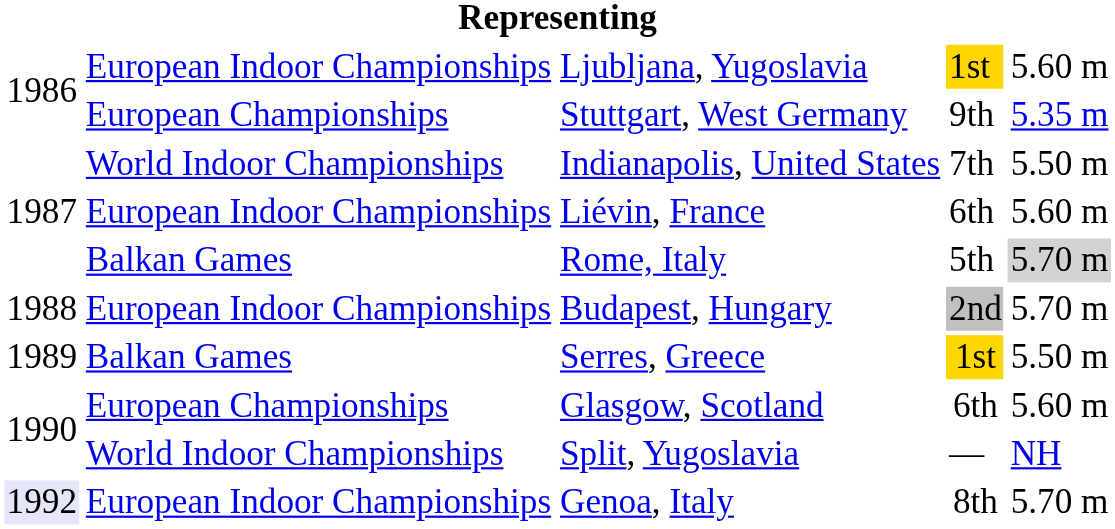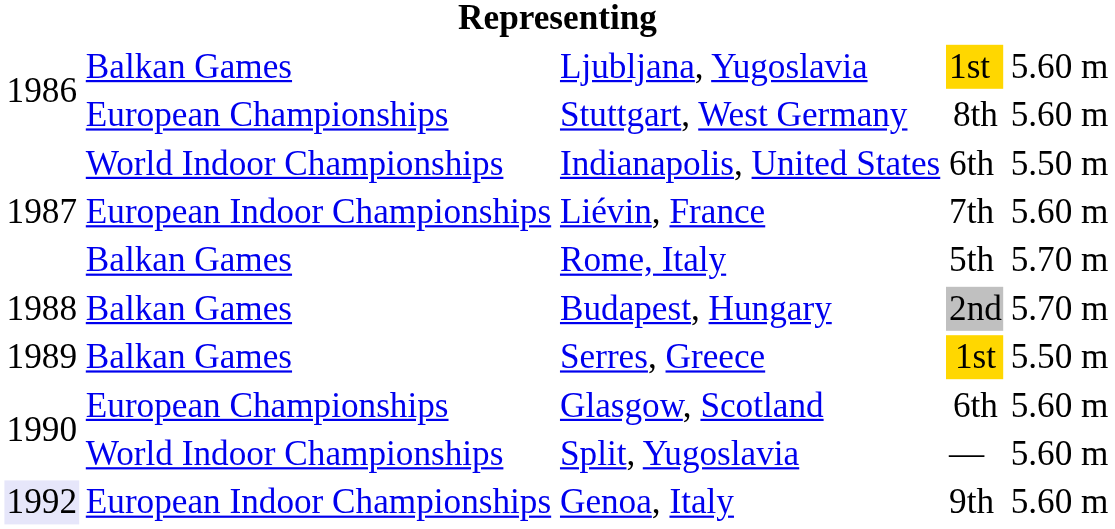(318, 66) European Indoor Championships -> (189, 66) Balkan Games
(972, 114) 9th -> (975, 114) 8th
(1060, 114) 5.35 m -> (1060, 114) 5.60 m
(972, 162) 7th -> (972, 162) 6th
(972, 211) 6th -> (972, 211) 7th
(1060, 259) lightgrey background -> (1060, 259) no background
(318, 308) European Indoor Championships -> (189, 308) Balkan Games
(1036, 453) NH -> (1060, 453) 5.60 m
(975, 501) 8th -> (972, 501) 9th
(1060, 501) 5.70 m -> (1060, 501) 5.60 m
